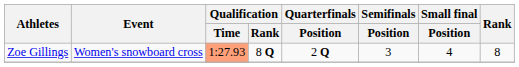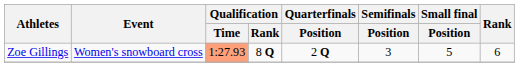(449, 52) 4 -> (449, 52) 5
(497, 52) 8 -> (497, 52) 6
